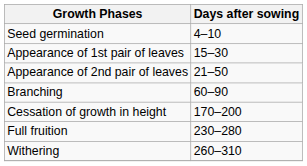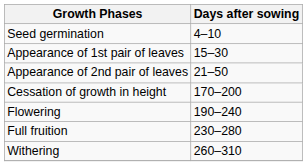- row: (35, 92)
+ row: (34, 111)
